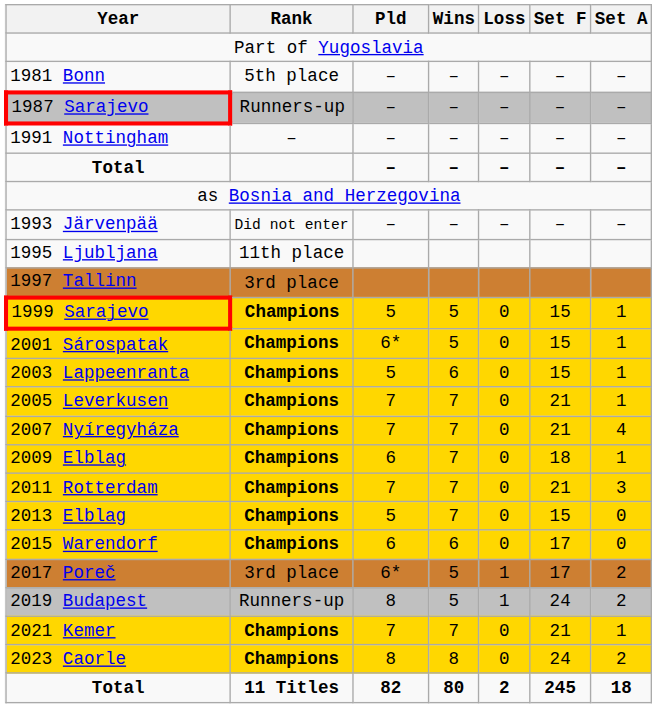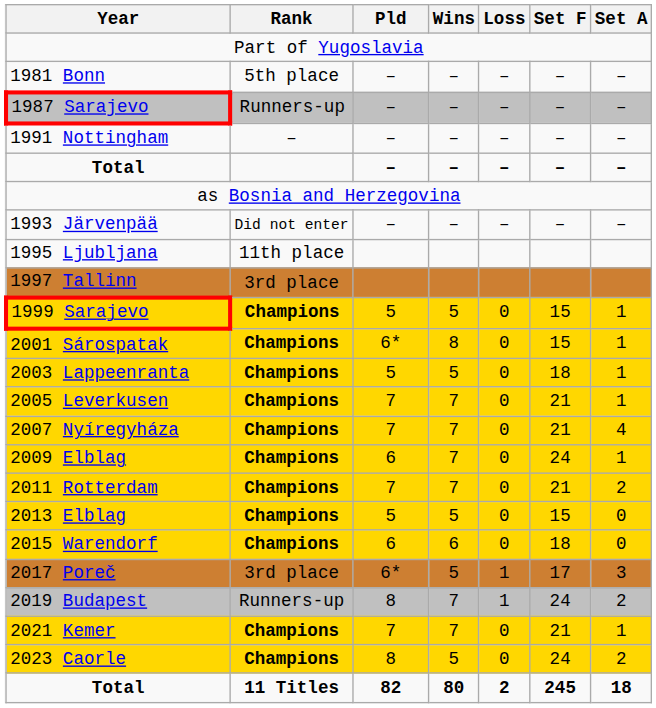(454, 344) 5 -> (454, 344) 8
(454, 373) 6 -> (454, 373) 5
(560, 373) 15 -> (560, 373) 18
(560, 459) 18 -> (560, 459) 24
(621, 487) 3 -> (621, 487) 2
(454, 516) 7 -> (454, 516) 5
(560, 545) 17 -> (560, 545) 18
(621, 573) 2 -> (621, 573) 3
(454, 602) 5 -> (454, 602) 7
(454, 659) 8 -> (454, 659) 5
